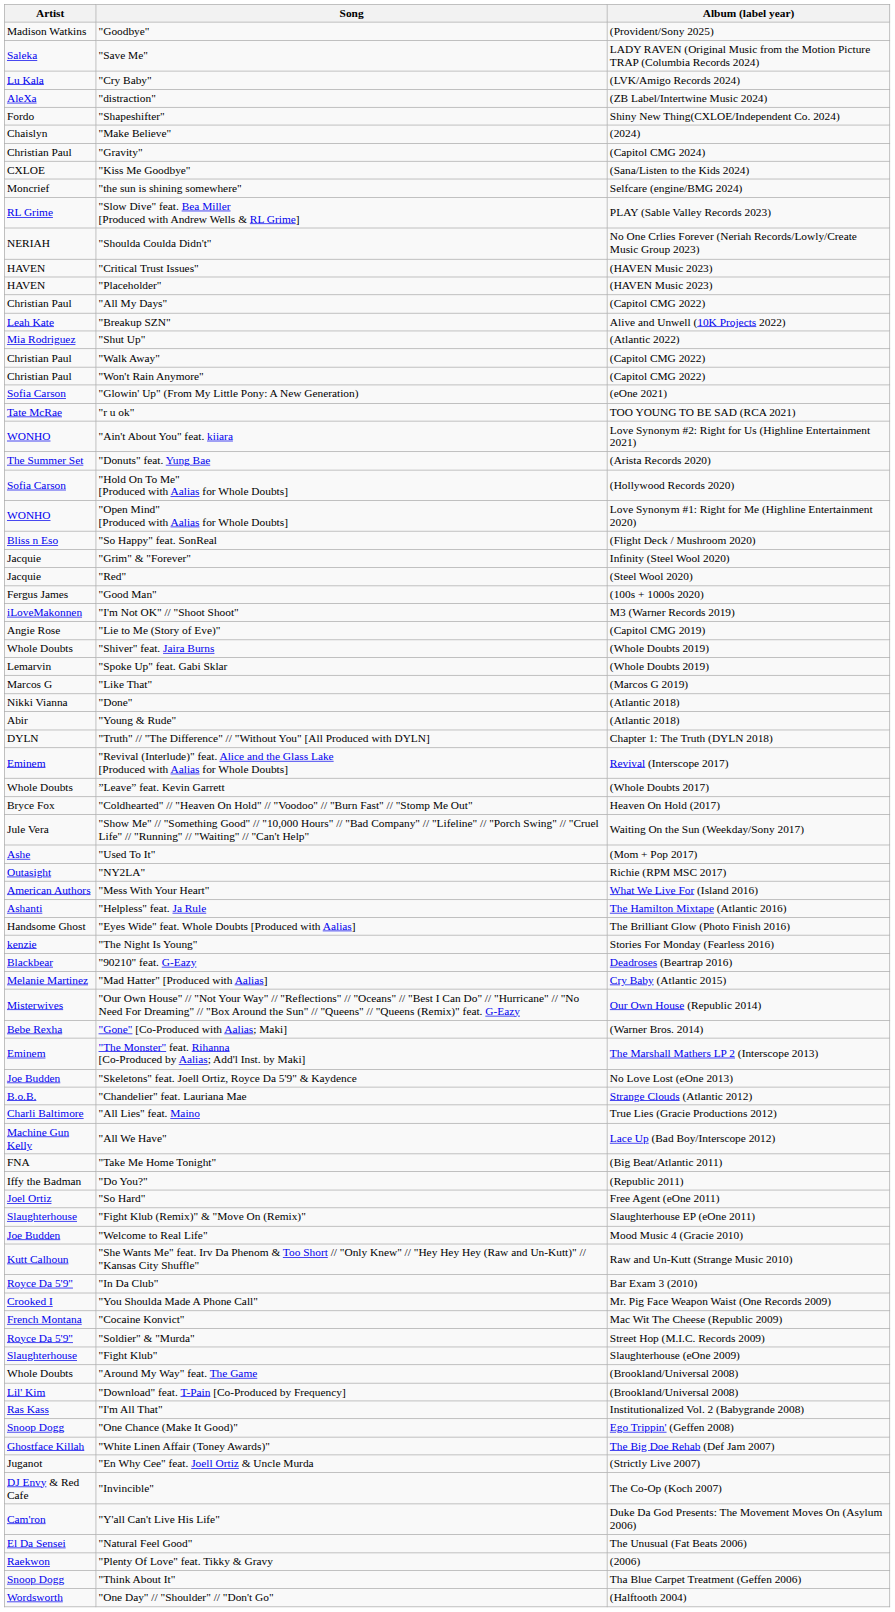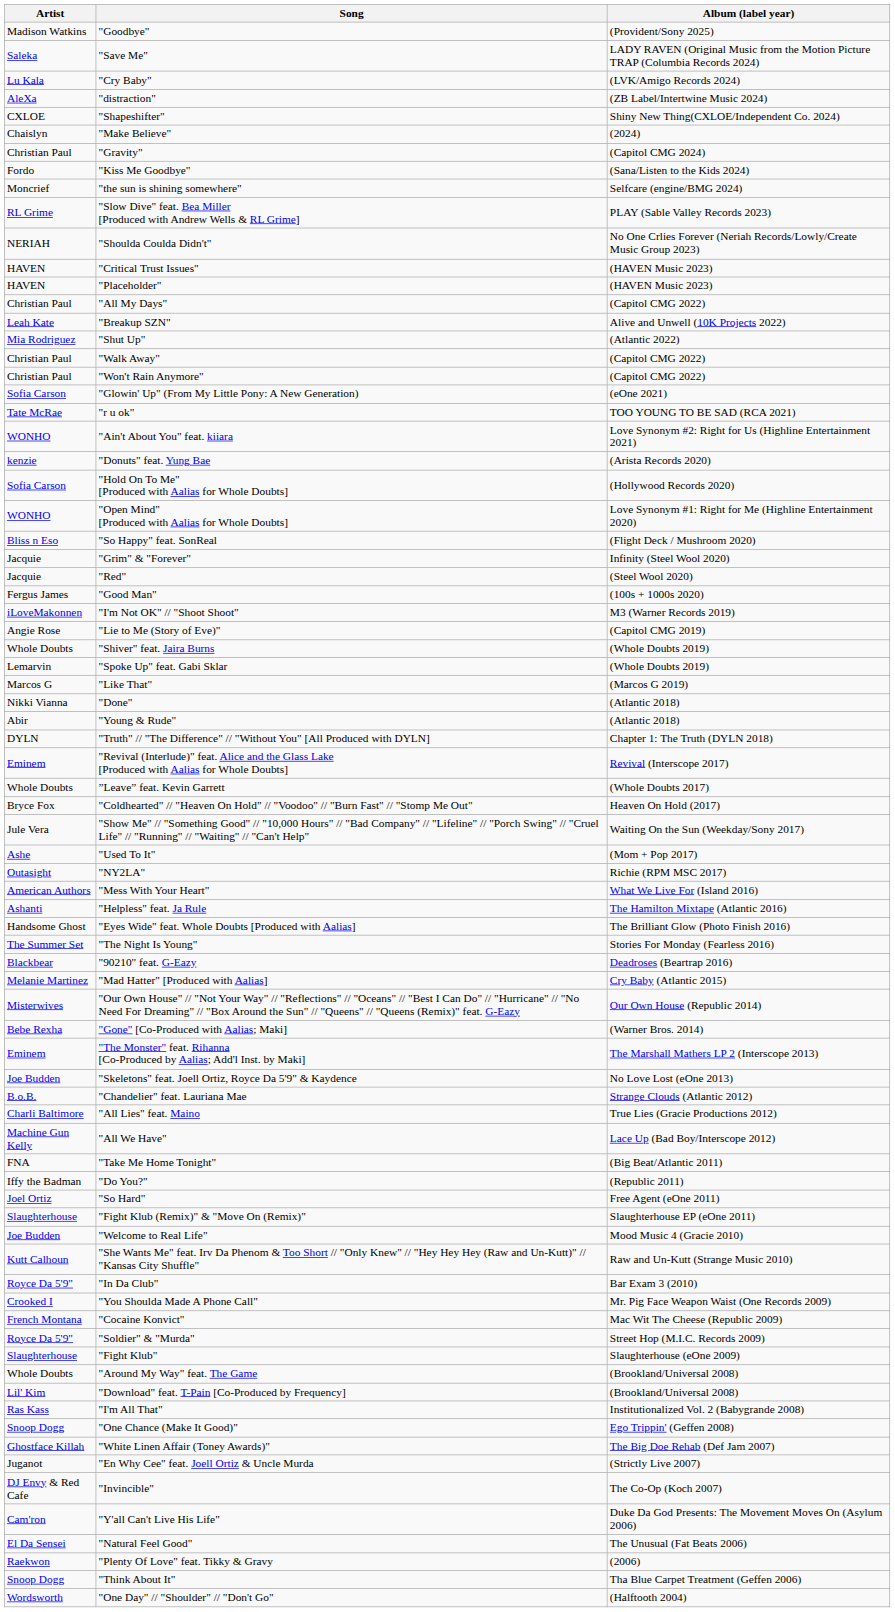(21, 116) Fordo -> (26, 116) CXLOE
(26, 170) CXLOE -> (21, 170) Fordo
(45, 460) The Summer Set -> (22, 460) kenzie
(22, 944) kenzie -> (45, 944) The Summer Set
